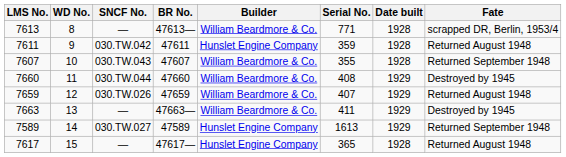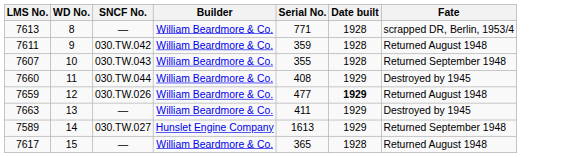- column: (175, 12)
(259, 45) Hunslet Engine Company -> (215, 45) William Beardmore & Co.
(347, 95) 407 -> (302, 95) 477
(399, 95) normal -> (355, 95) bold
(259, 144) Hunslet Engine Company -> (215, 144) William Beardmore & Co.
